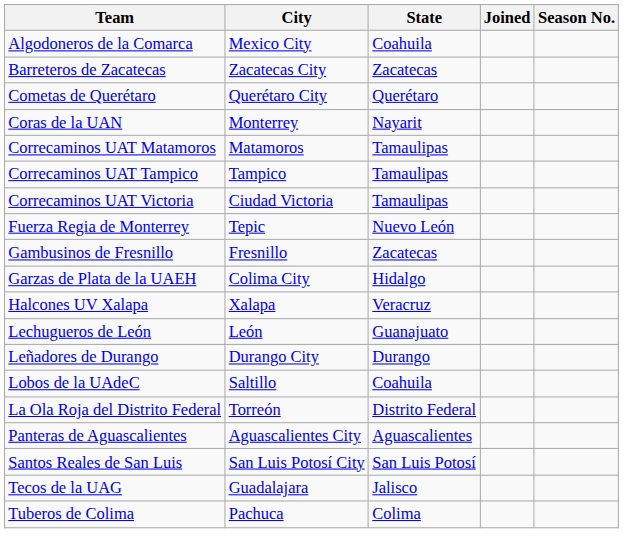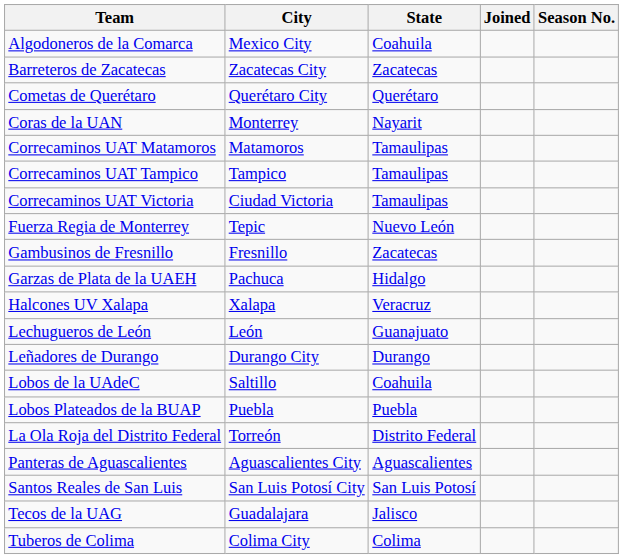(269, 278) Colima City -> (256, 278) Pachuca
+ row: (104, 409)
(256, 514) Pachuca -> (269, 540) Colima City
